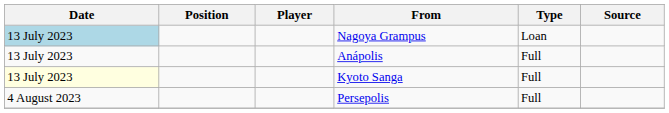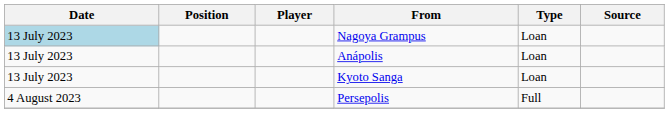(531, 56) Full -> (534, 56) Loan
(40, 77) lightyellow background -> (40, 77) no background
(531, 77) Full -> (534, 77) Loan
